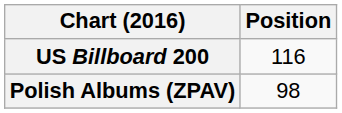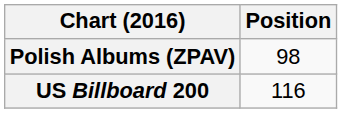rows swapped: (123, 90) <-> (123, 56)
